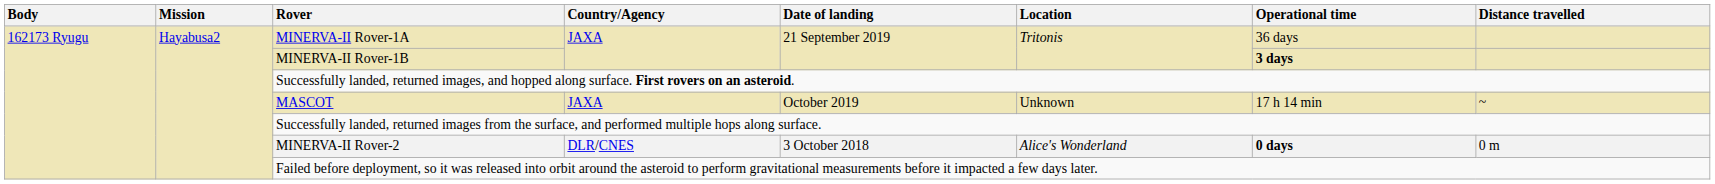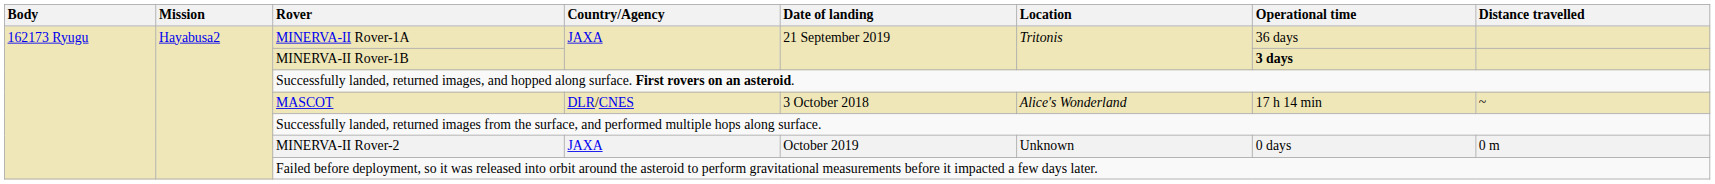(585, 102) JAXA -> (601, 102) DLR/CNES
(821, 102) October 2019 -> (826, 102) 3 October 2018
(1047, 102) Unknown -> (1073, 102) Alice's Wonderland
(601, 146) DLR/CNES -> (585, 146) JAXA
(826, 146) 3 October 2018 -> (821, 146) October 2019
(1073, 146) Alice's Wonderland -> (1047, 146) Unknown
(1274, 146) bold -> (1274, 146) normal
